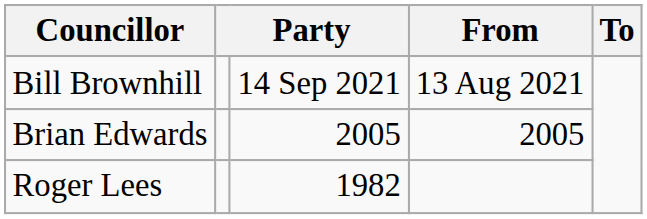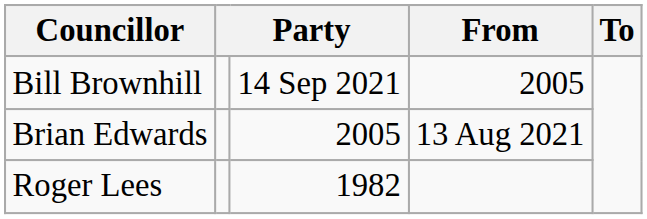(500, 82) 13 Aug 2021 -> (552, 82) 2005
(552, 133) 2005 -> (500, 133) 13 Aug 2021
